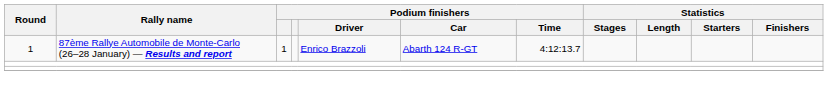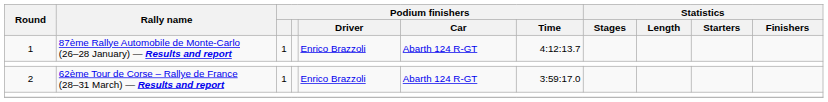+ row: (30, 79)
